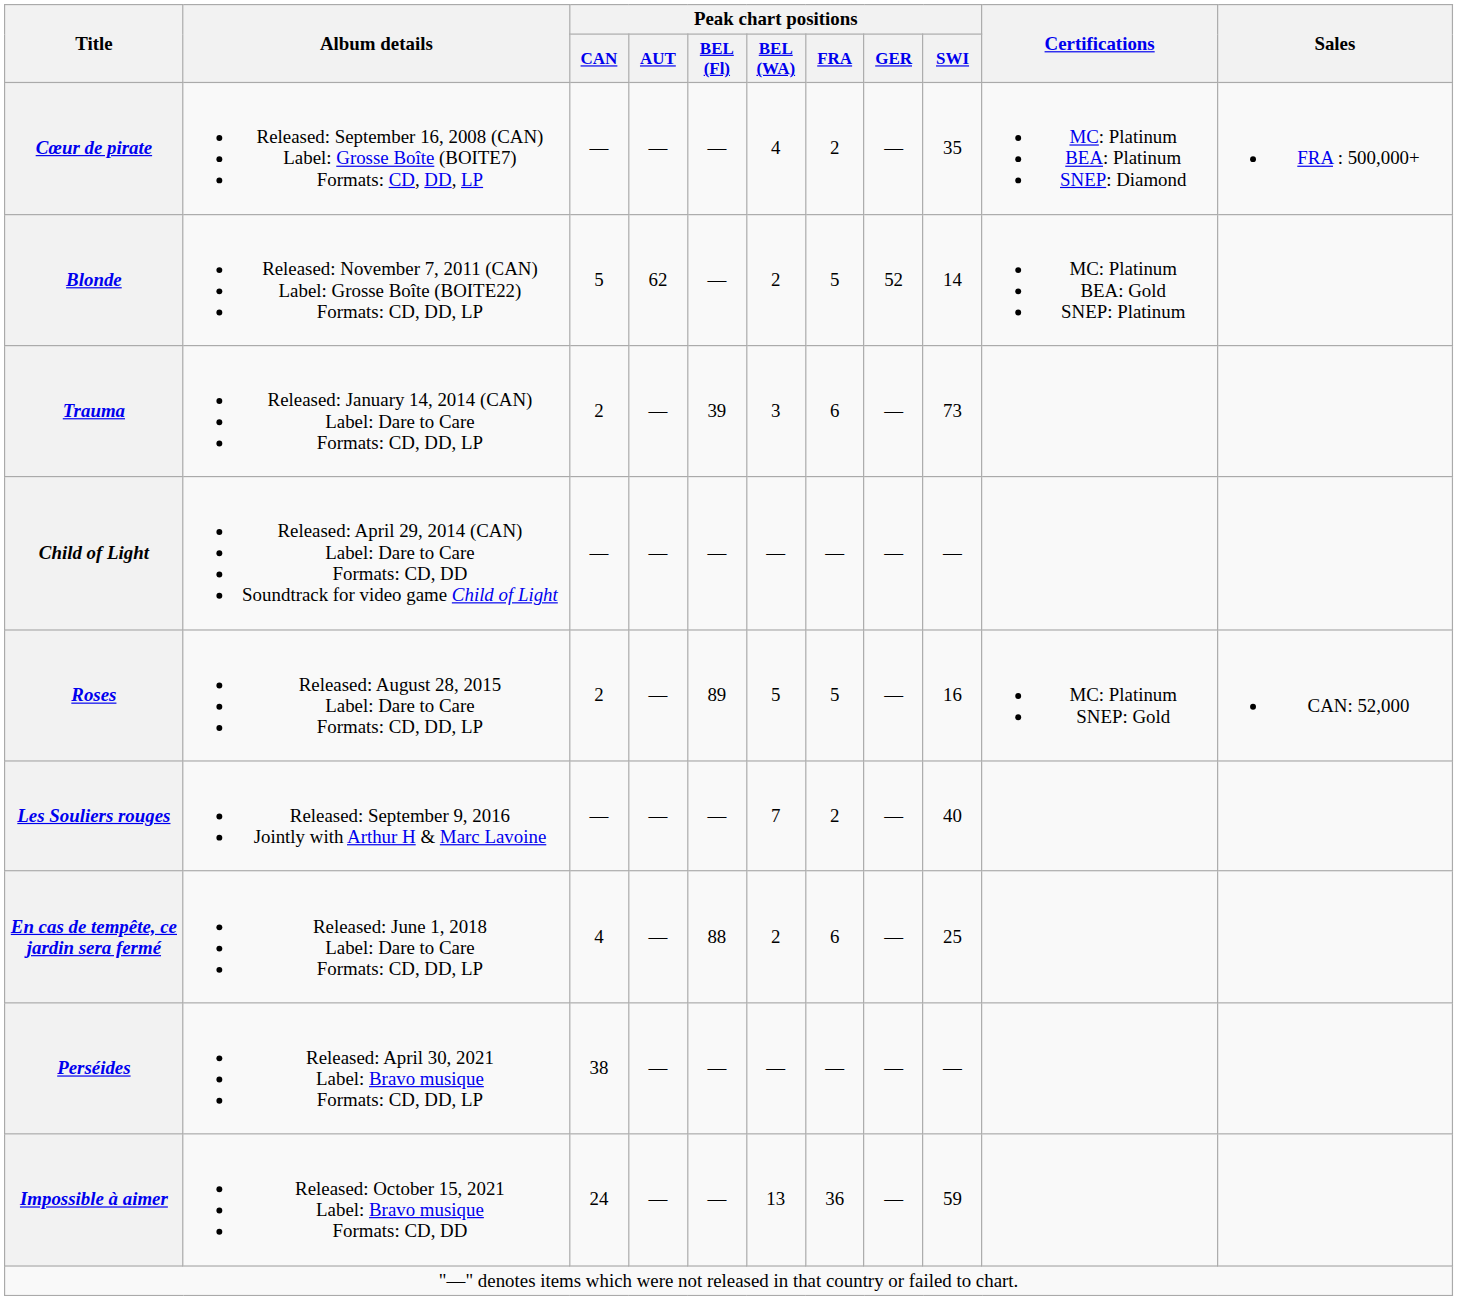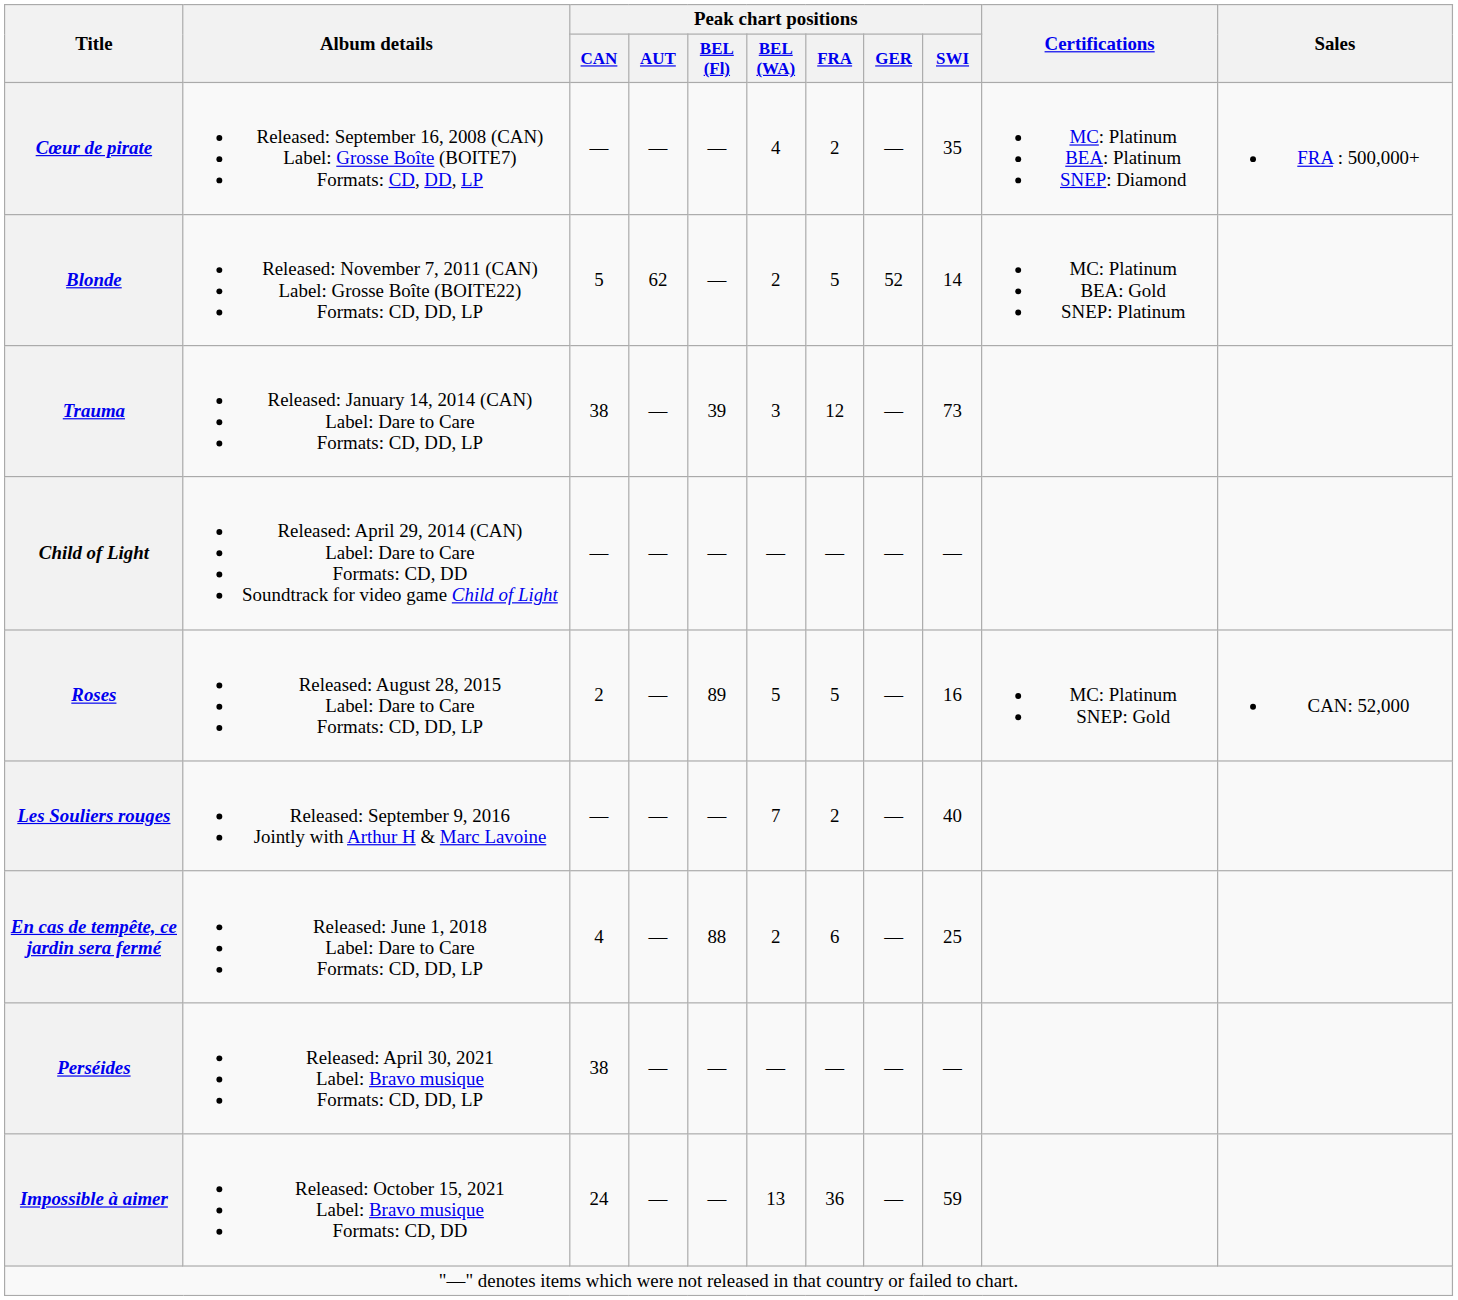(599, 411) 2 -> (599, 411) 38
(835, 411) 6 -> (835, 411) 12
